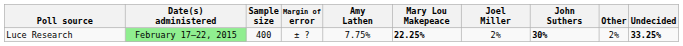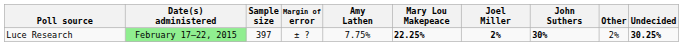(264, 35) 400 -> (264, 35) 397
(496, 35) normal -> (496, 35) bold
(646, 35) 33.25% -> (646, 35) 30.25%
